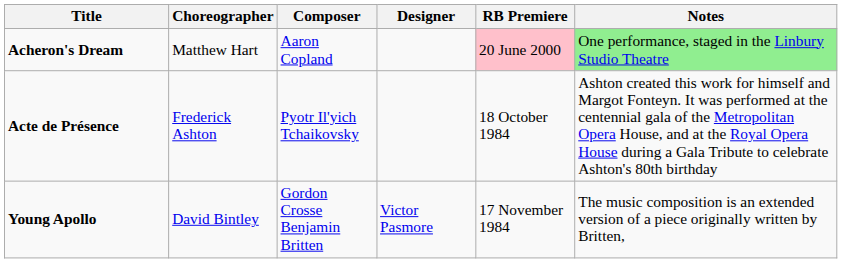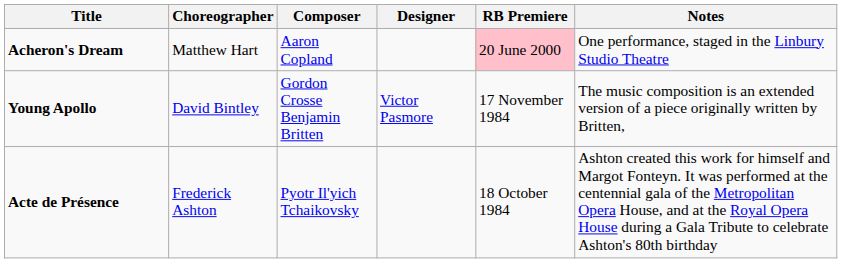(701, 49) lightgreen background -> (701, 49) no background
rows swapped: (63, 125) <-> (52, 219)
